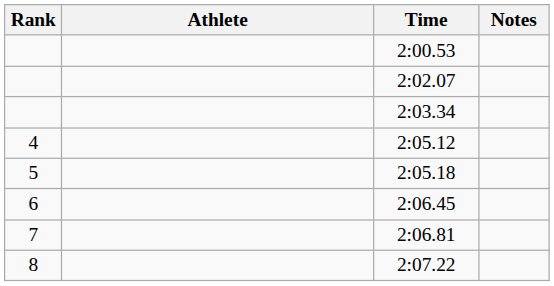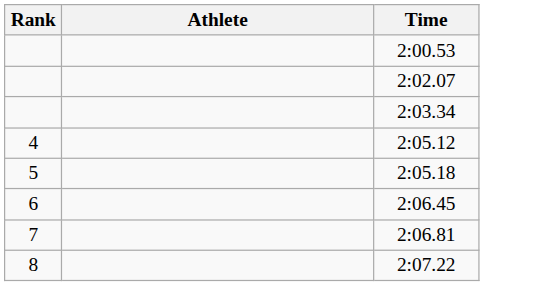- column: (514, 19)
